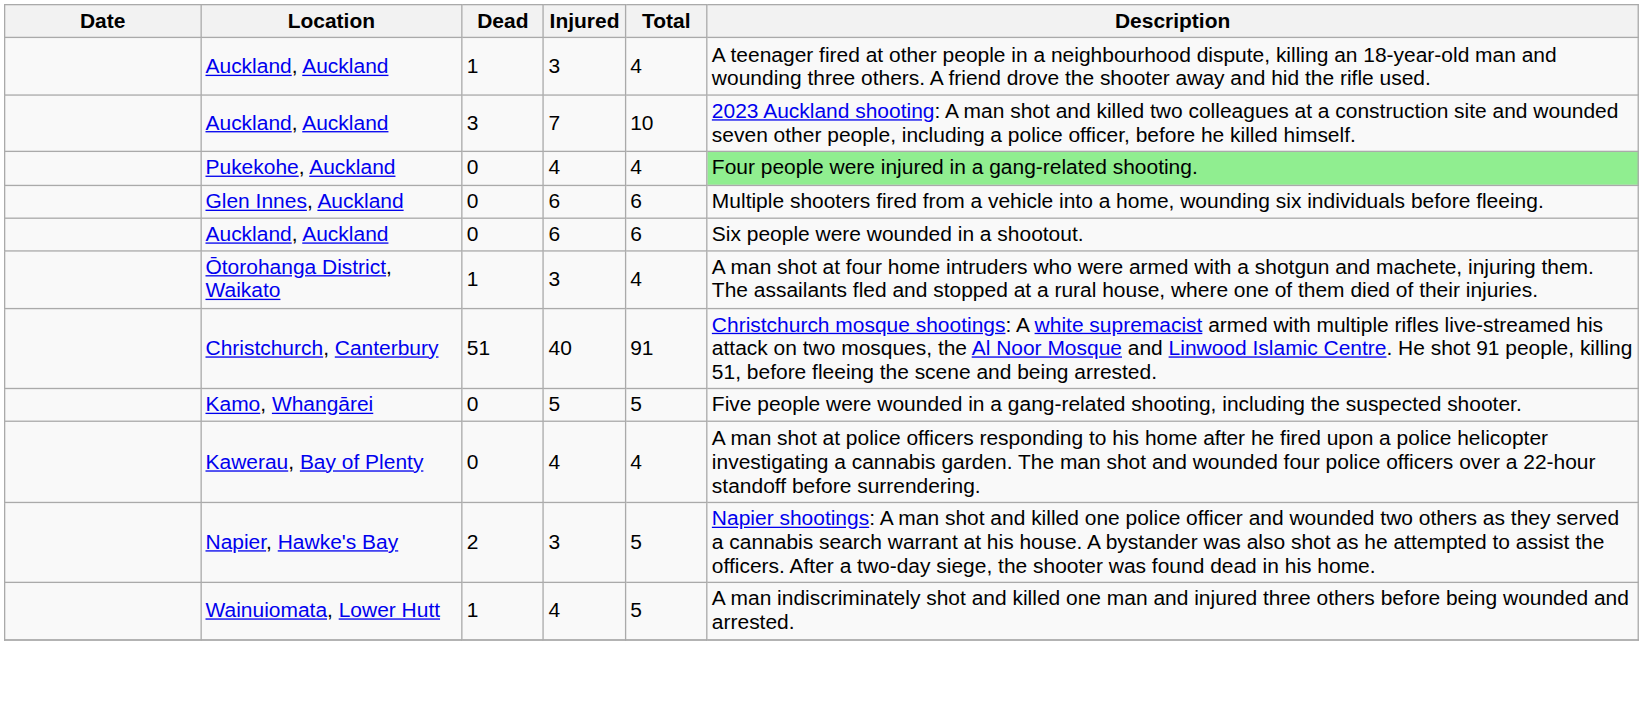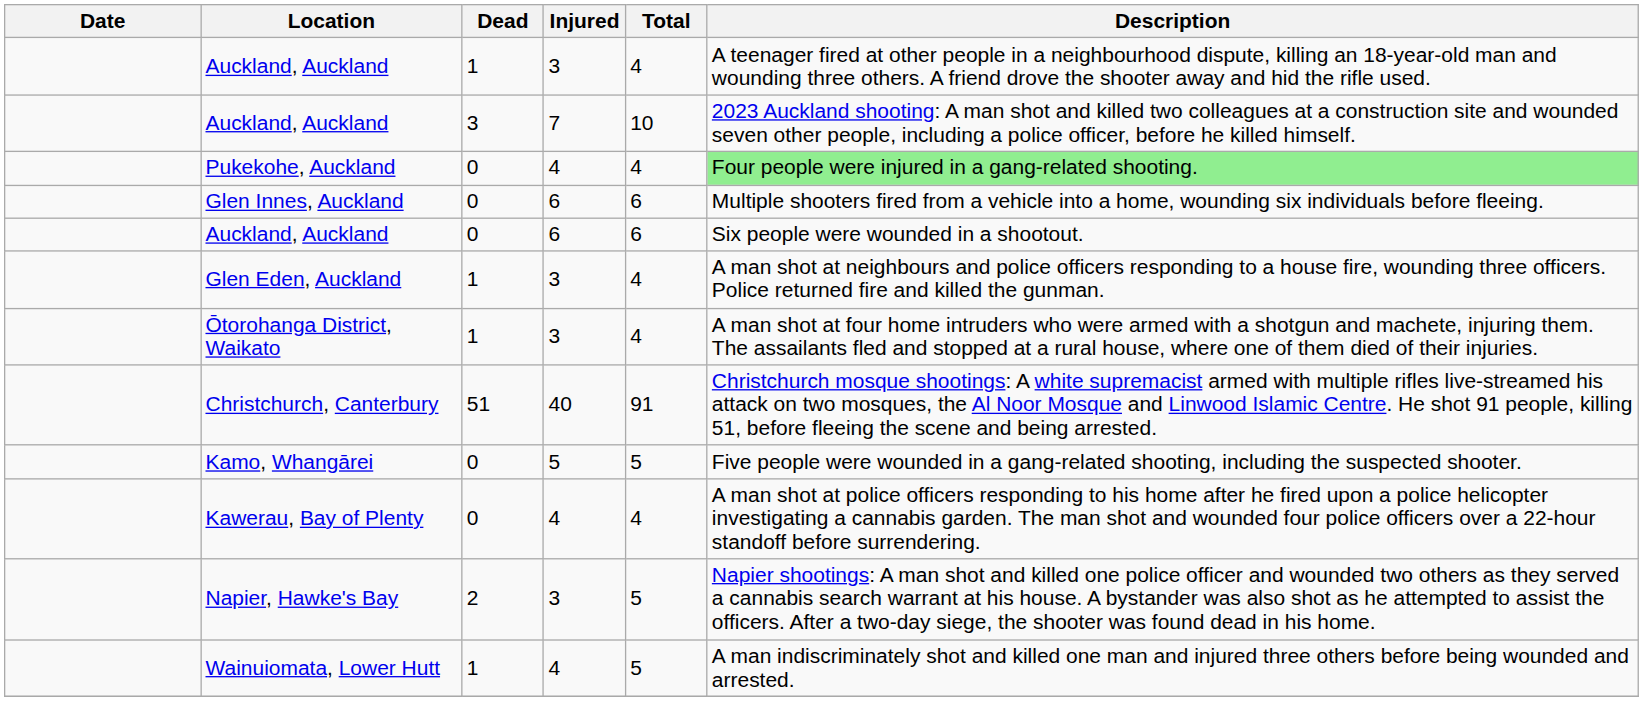+ row: (303, 279)
